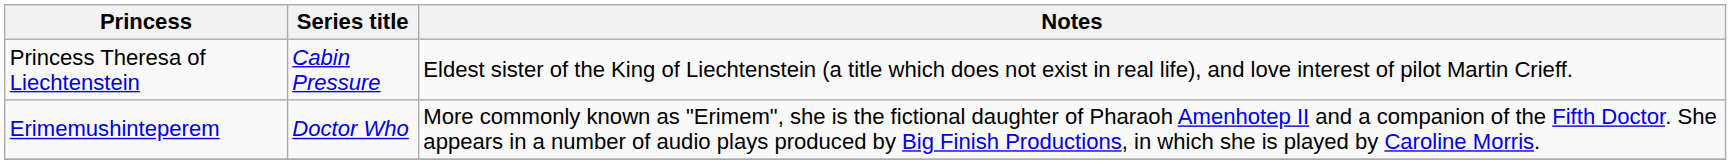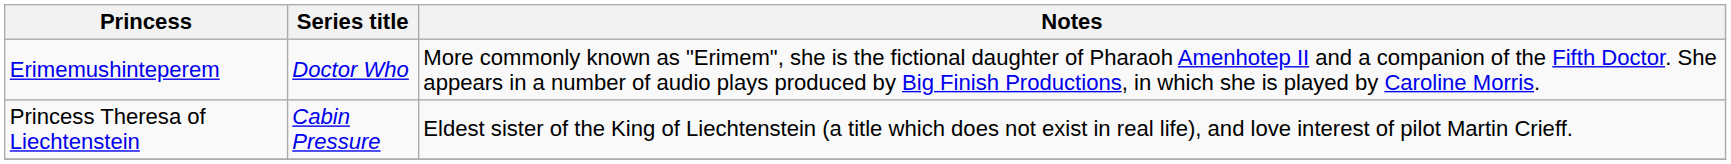rows swapped: (108, 69) <-> (115, 129)
